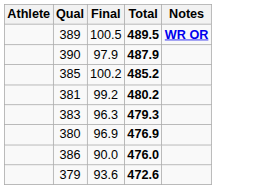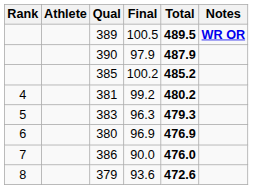+ column: (23, 14)
